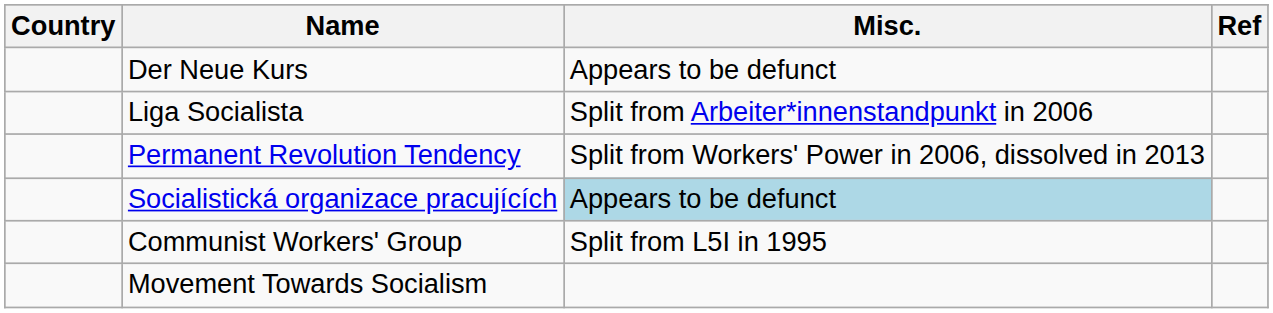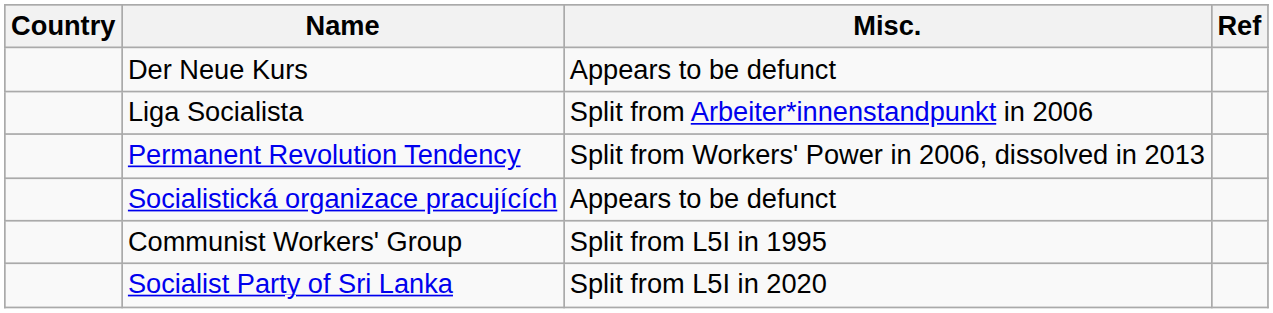(703, 198) lightblue background -> (703, 198) no background
+ row: (290, 284)
- row: (308, 284)
